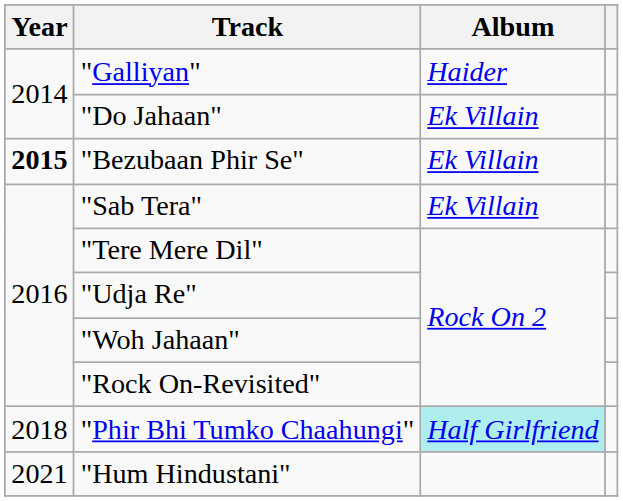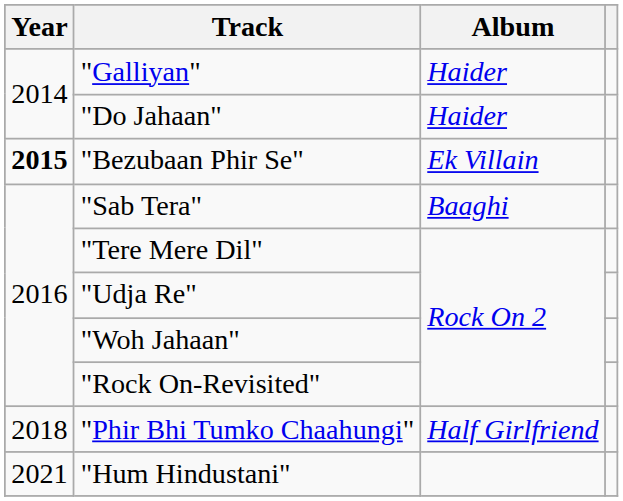(483, 116) Ek Villain -> (467, 116) Haider
(483, 205) Ek Villain -> (468, 205) Baaghi
(513, 428) paleturquoise background -> (513, 428) no background
